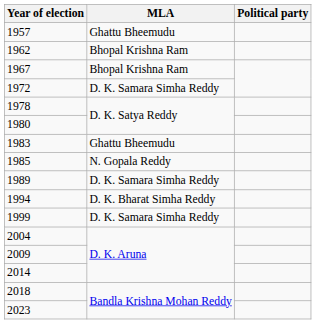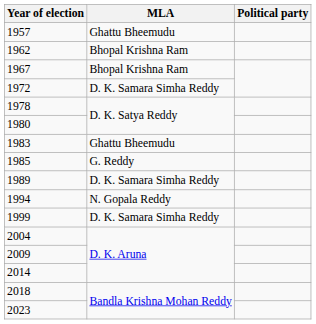(130, 161) N. Gopala Reddy -> (112, 161) G. Reddy
(152, 198) D. K. Bharat Simha Reddy -> (130, 198) N. Gopala Reddy
